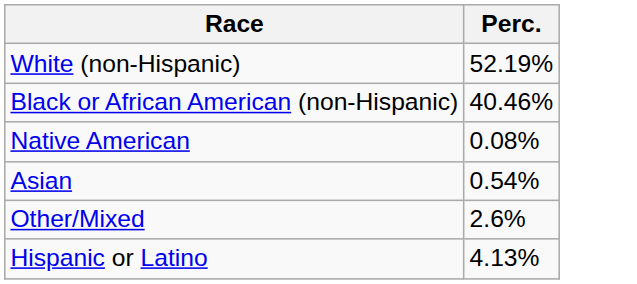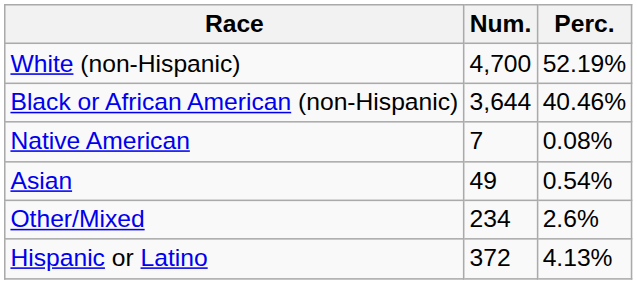+ column: (500, 24)
